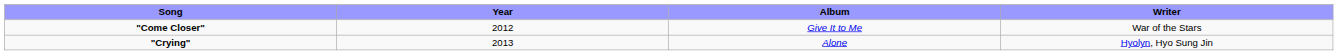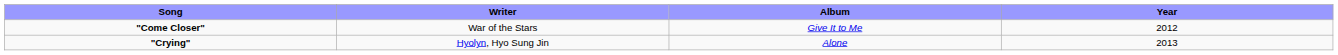columns swapped: (1167, 12) <-> (503, 12)
